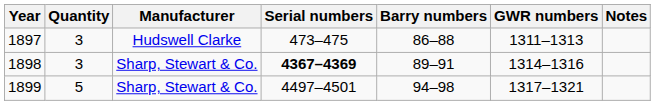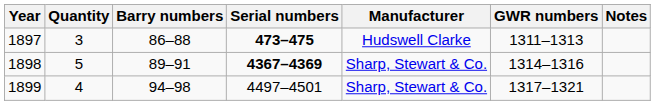columns swapped: (187, 16) <-> (434, 16)
(319, 40) normal -> (285, 40) bold
(79, 64) 3 -> (79, 64) 5
(79, 87) 5 -> (79, 87) 4
